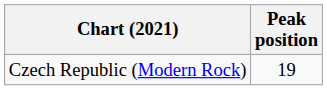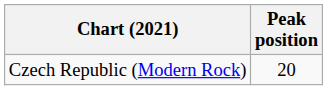(286, 69) 19 -> (286, 69) 20
